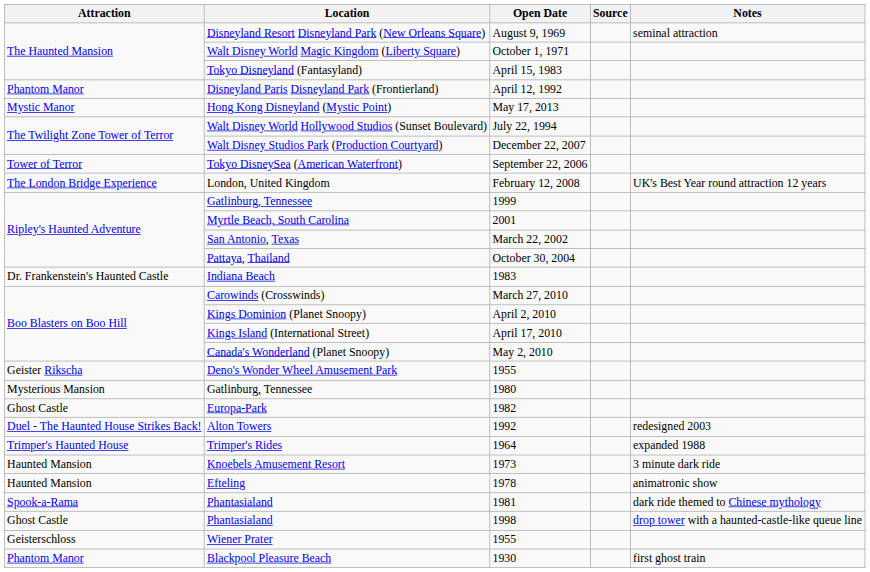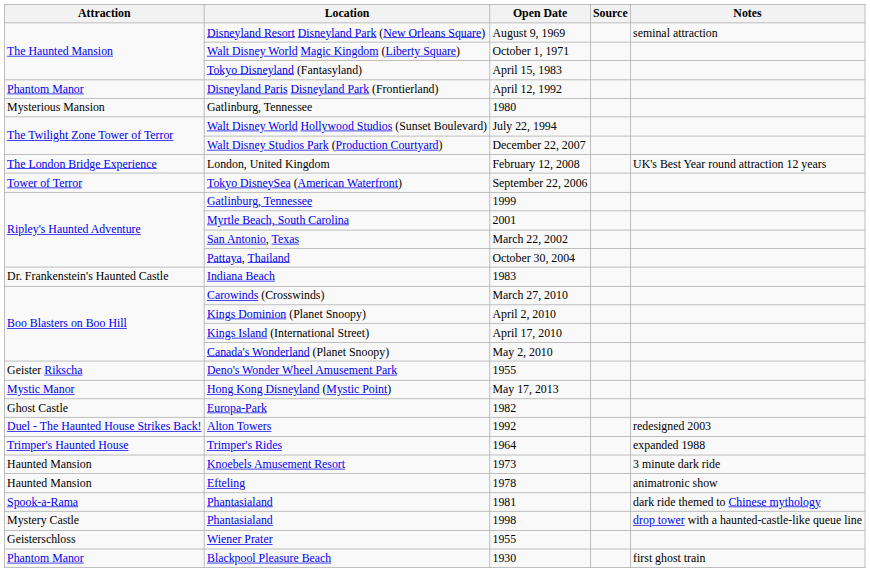rows swapped: (299, 107) <-> (260, 389)
rows swapped: (304, 164) <-> (268, 182)
(38, 520) Ghost Castle -> (43, 520) Mystery Castle
